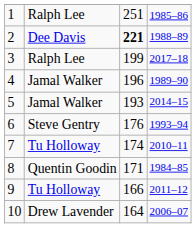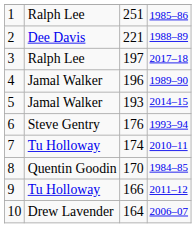(133, 37) bold -> (133, 37) normal
(133, 59) 199 -> (133, 59) 197
(133, 168) 171 -> (133, 168) 170
